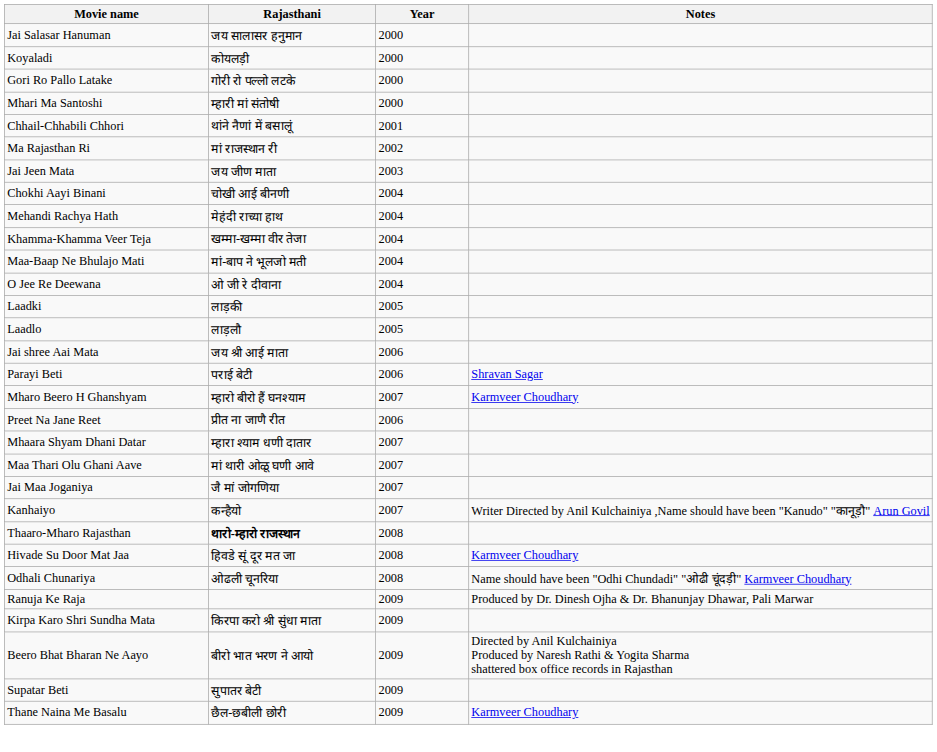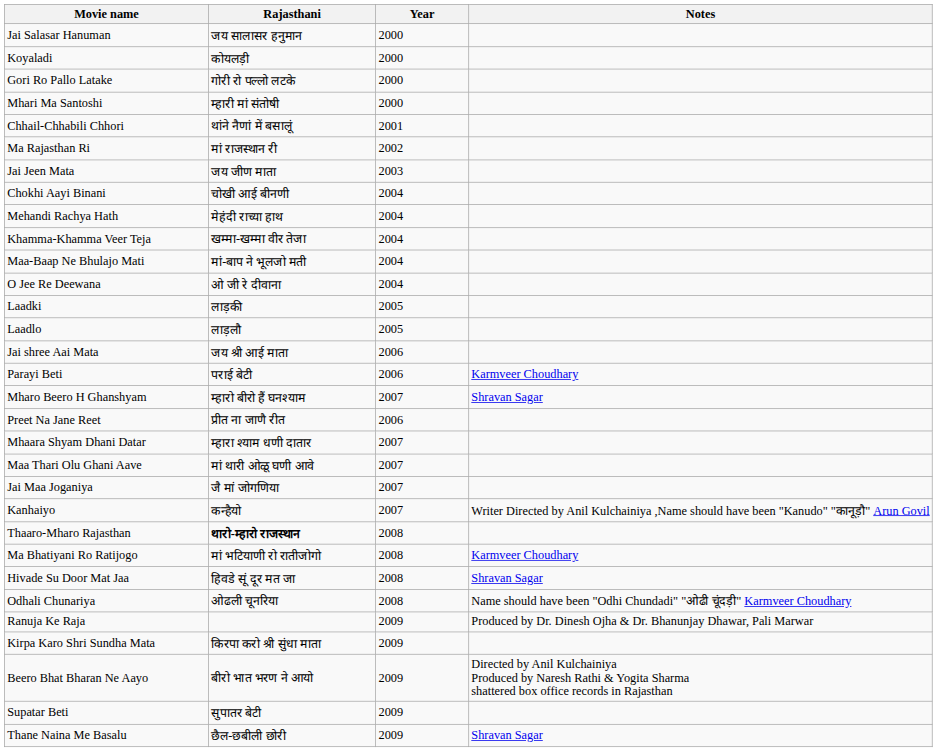(507, 374) Shravan Sagar -> (525, 374) Karmveer Choudhary
(525, 397) Karmveer Choudhary -> (507, 397) Shravan Sagar
+ row: (72, 555)
(525, 555) Karmveer Choudhary -> (507, 578) Shravan Sagar
(525, 712) Karmveer Choudhary -> (507, 735) Shravan Sagar
